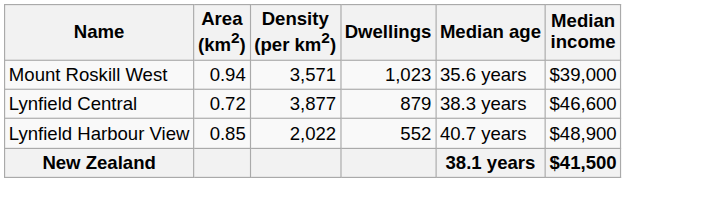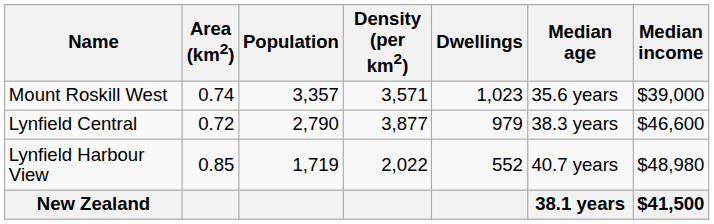+ column: (291, 42)
(228, 74) 0.94 -> (216, 95) 0.74
(416, 103) 879 -> (507, 124) 979
(583, 133) $48,900 -> (671, 164) $48,980
